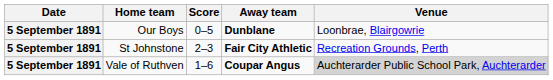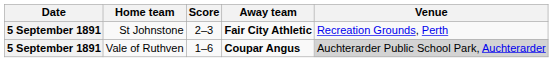- row: (161, 30)
